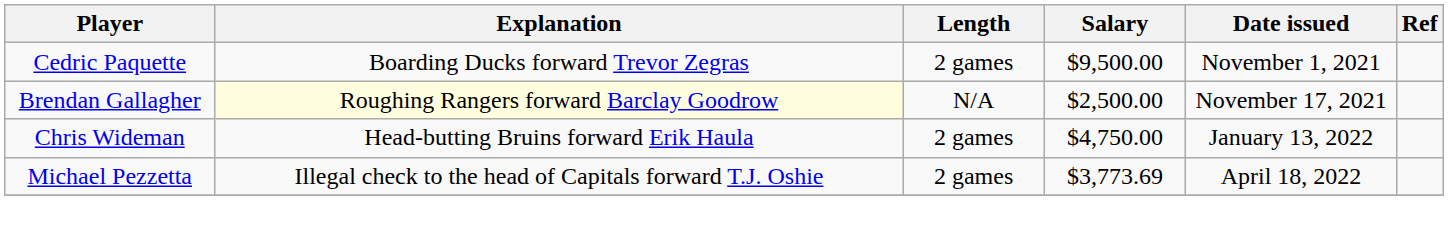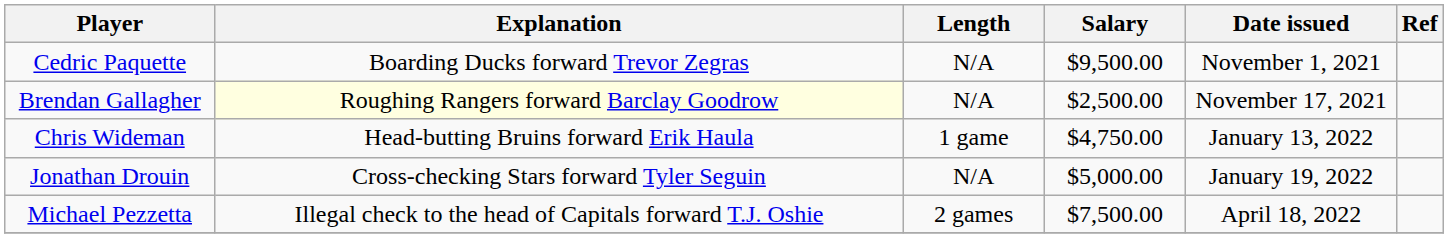(974, 61) 2 games -> (974, 61) N/A
(974, 137) 2 games -> (974, 137) 1 game
+ row: (110, 175)
(1115, 175) $3,773.69 -> (1115, 213) $7,500.00
